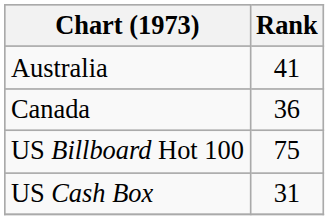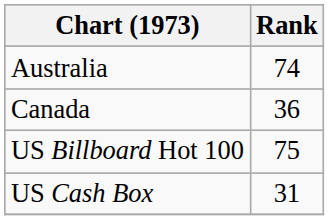(287, 67) 41 -> (287, 67) 74
